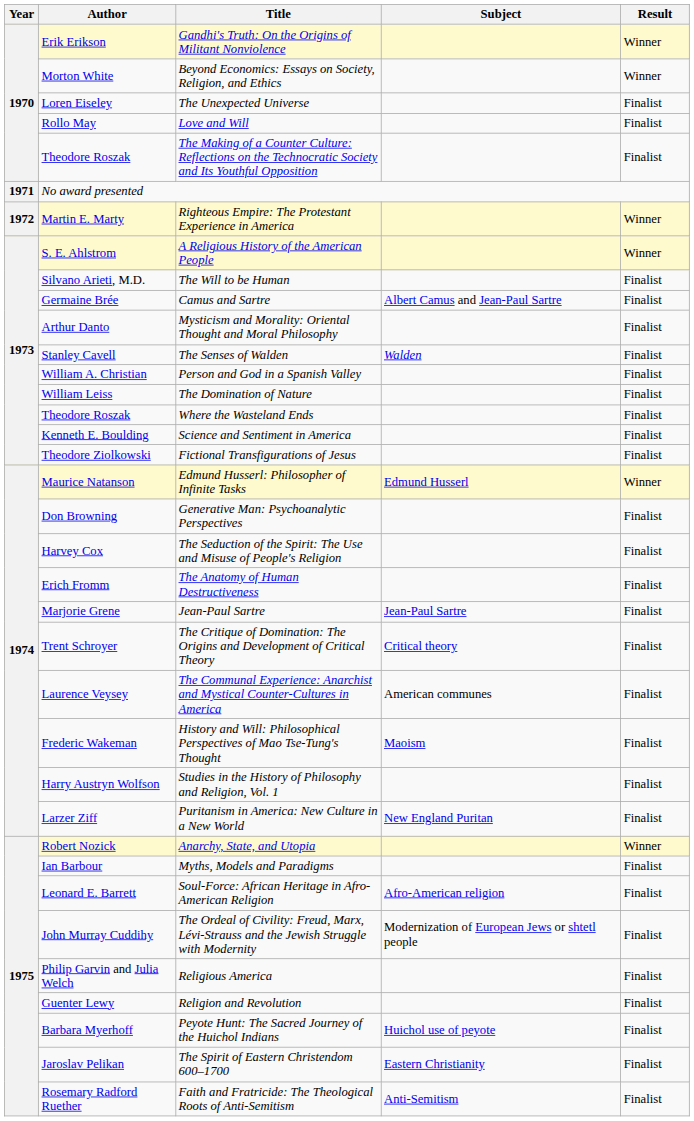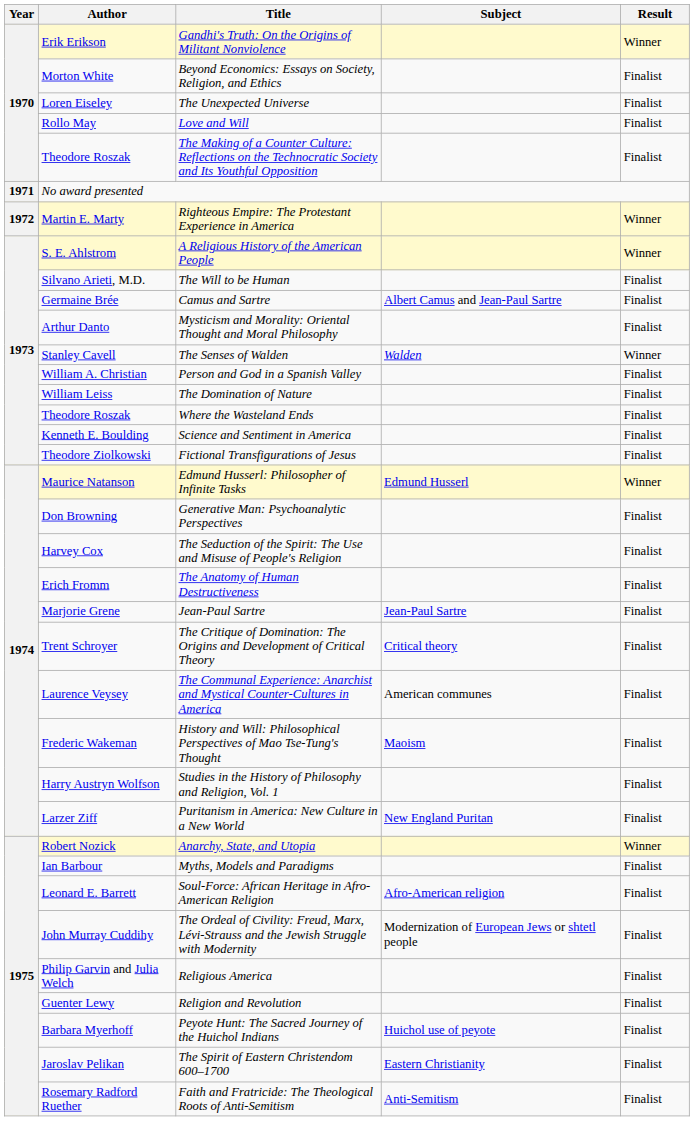(642, 75) Winner -> (643, 75) Finalist
(643, 354) Finalist -> (642, 354) Winner
